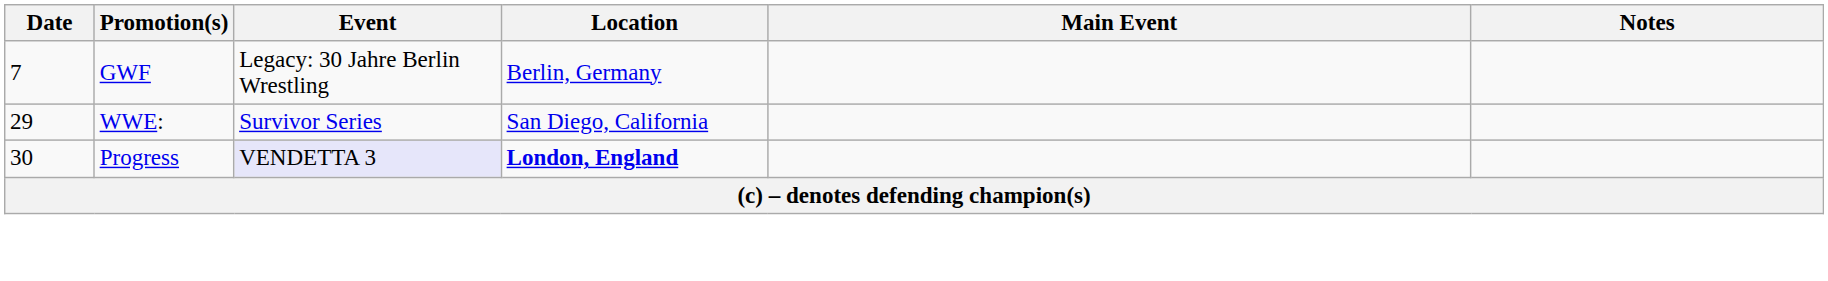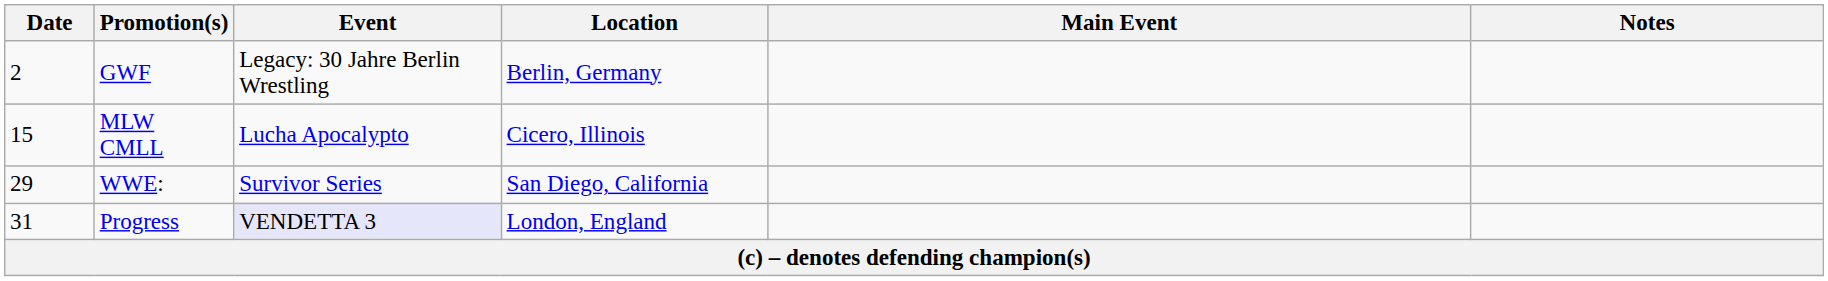(16, 72) 7 -> (16, 72) 2
+ row: (132, 134)
(22, 158) 30 -> (22, 220) 31
(592, 158) bold -> (587, 220) normal
